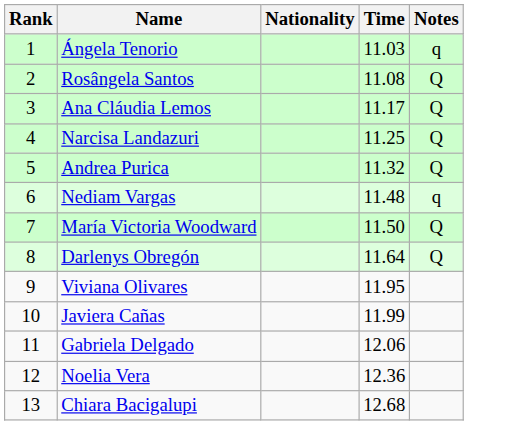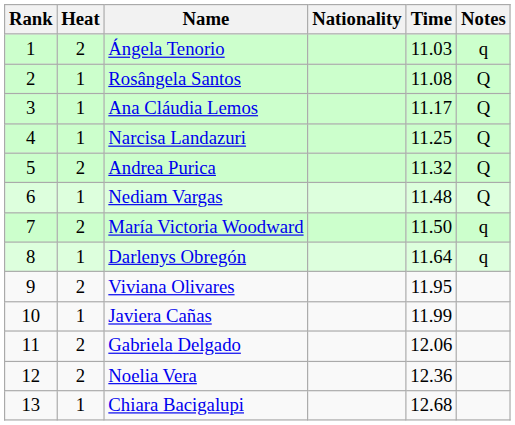+ column: (80, 19)
(436, 197) q -> (483, 197) Q
(436, 227) Q -> (483, 227) q
(436, 256) Q -> (483, 256) q
